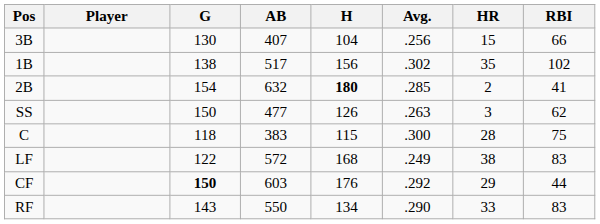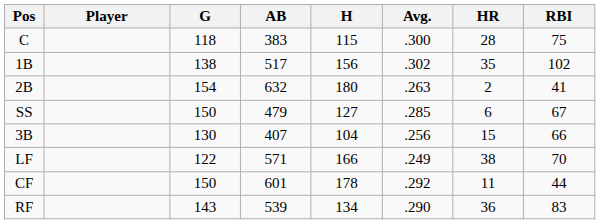rows swapped: (24, 135) <-> (24, 40)
(347, 87) bold -> (347, 87) normal
(417, 87) .285 -> (417, 87) .263
(276, 111) 477 -> (276, 111) 479
(347, 111) 126 -> (347, 111) 127
(417, 111) .263 -> (417, 111) .285
(488, 111) 3 -> (488, 111) 6
(559, 111) 62 -> (559, 111) 67
(276, 159) 572 -> (276, 159) 571
(347, 159) 168 -> (347, 159) 166
(559, 159) 83 -> (559, 159) 70
(205, 183) bold -> (205, 183) normal
(276, 183) 603 -> (276, 183) 601
(347, 183) 176 -> (347, 183) 178
(488, 183) 29 -> (488, 183) 11
(276, 207) 550 -> (276, 207) 539
(488, 207) 33 -> (488, 207) 36
